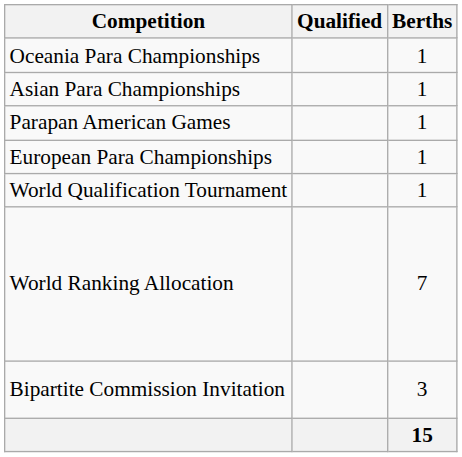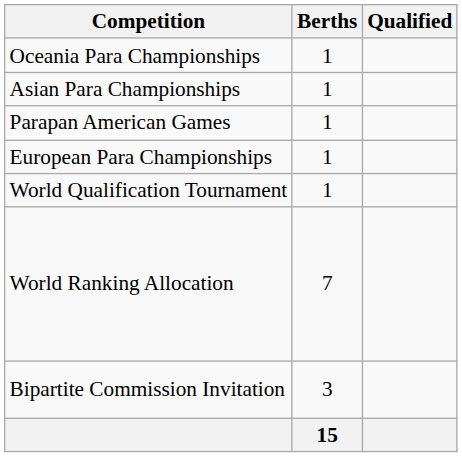columns swapped: (422, 21) <-> (340, 21)
